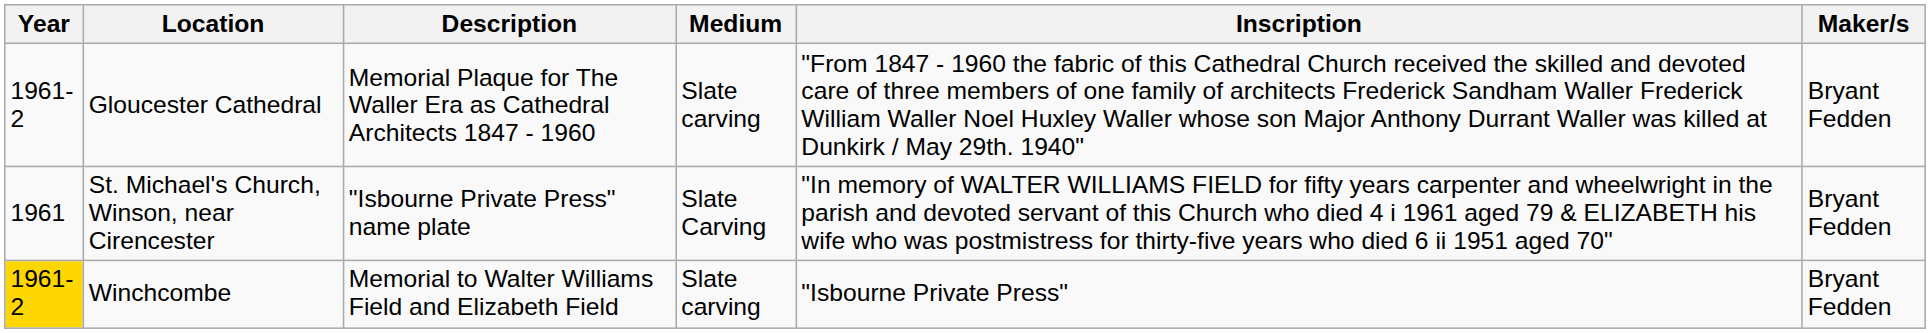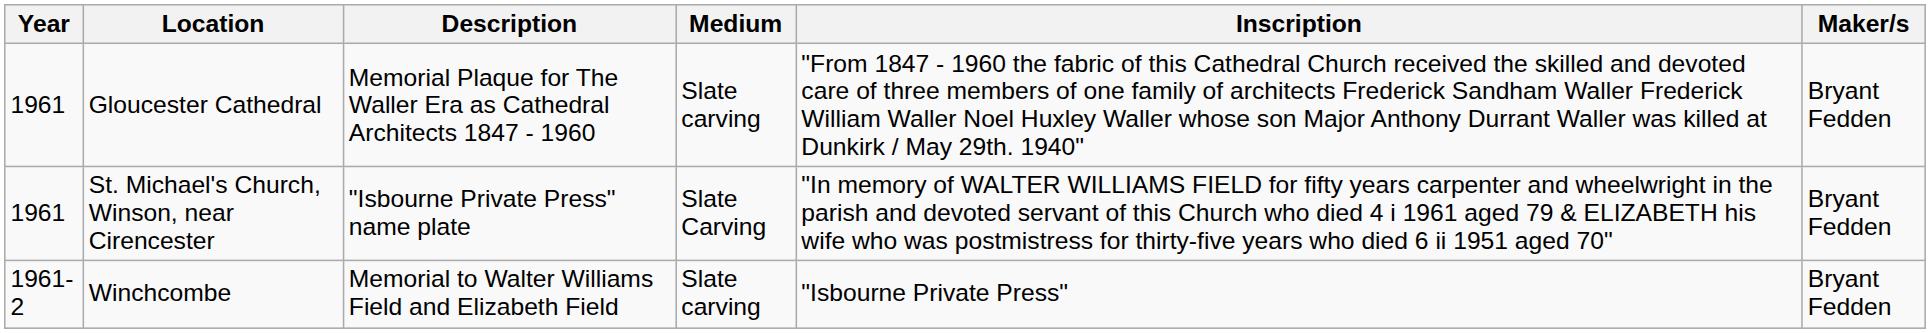(42, 104) 1961-2 -> (38, 104) 1961
(42, 293) gold background -> (42, 293) no background
